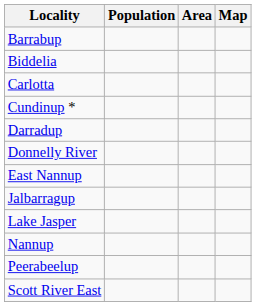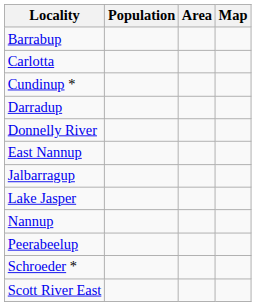- row: (32, 61)
+ row: (42, 267)
